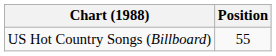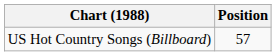(243, 39) 55 -> (243, 39) 57
